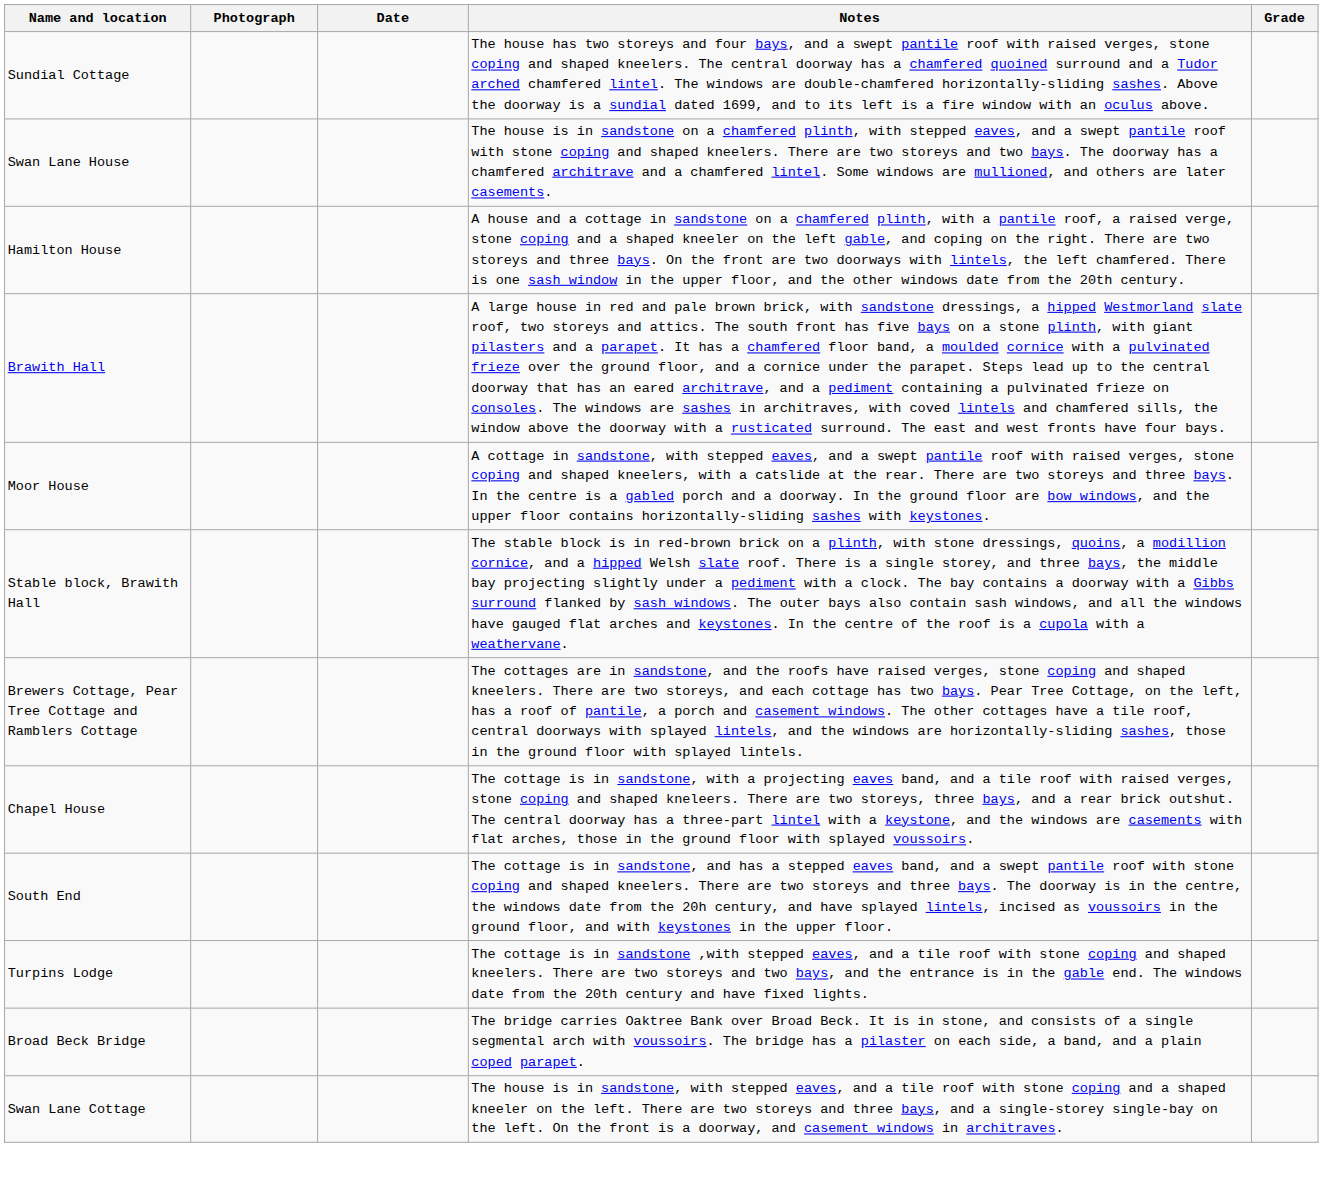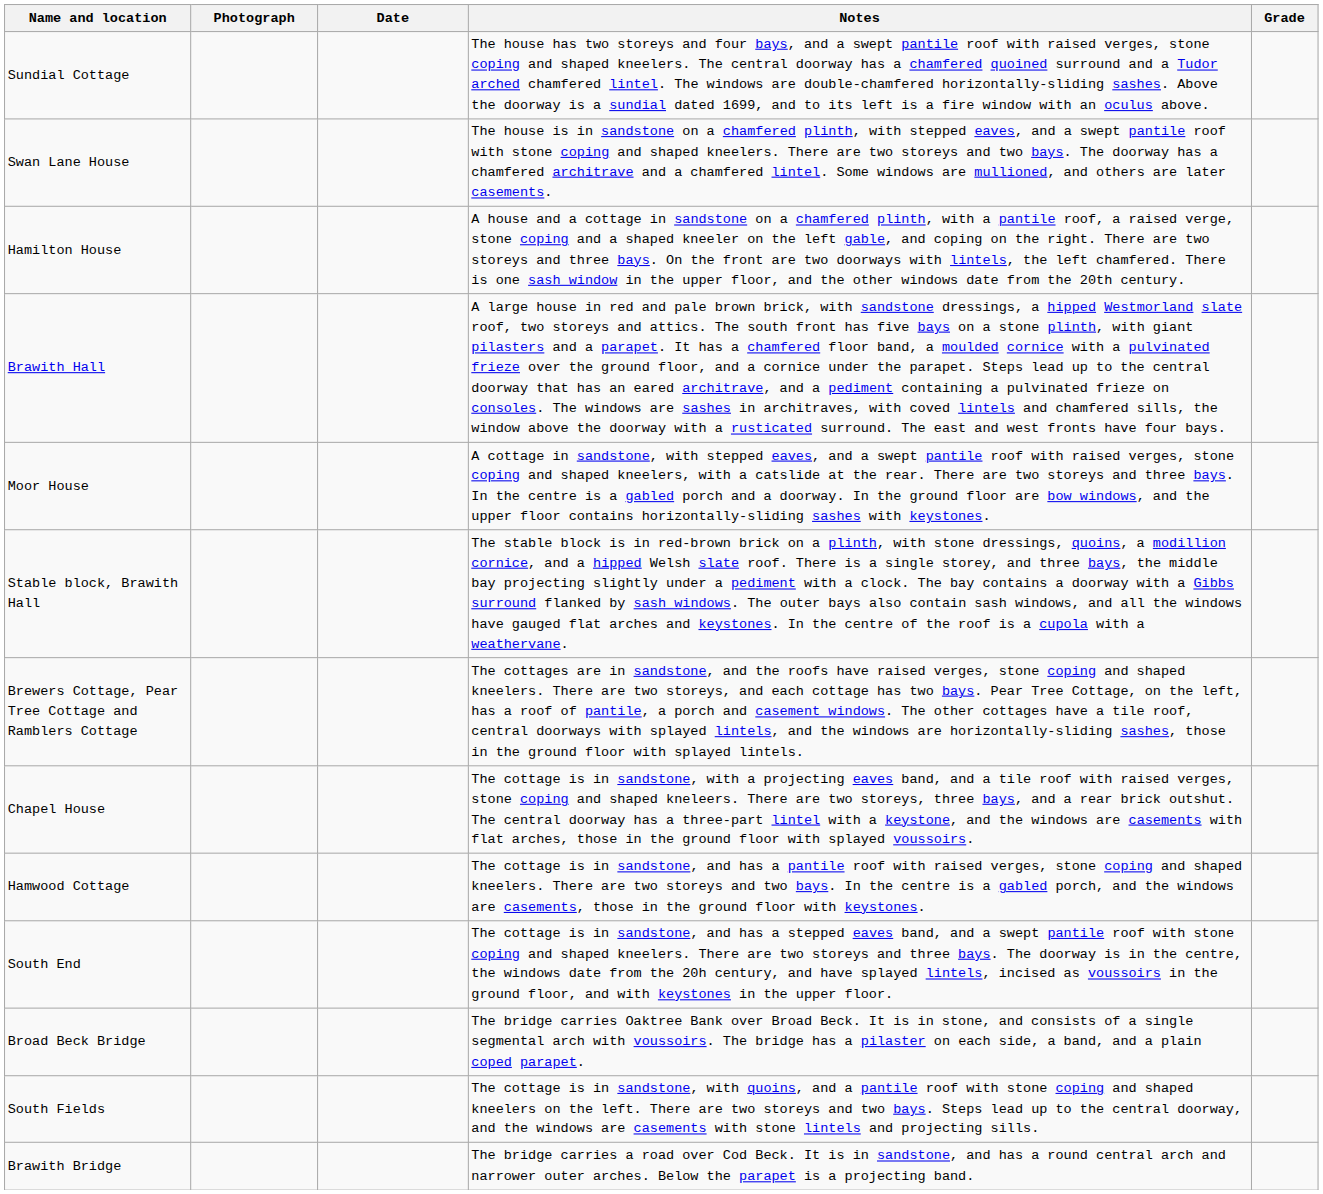+ row: (69, 887)
- row: (60, 974)
- row: (77, 1109)
+ row: (56, 1109)
+ row: (65, 1166)
